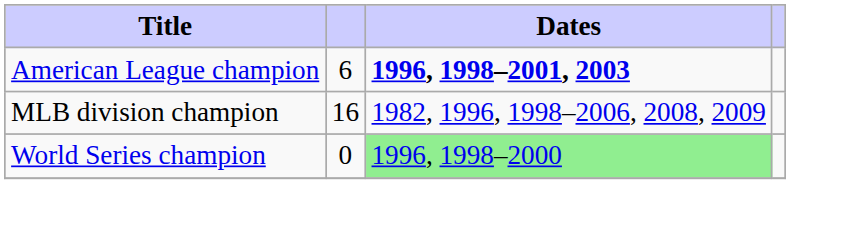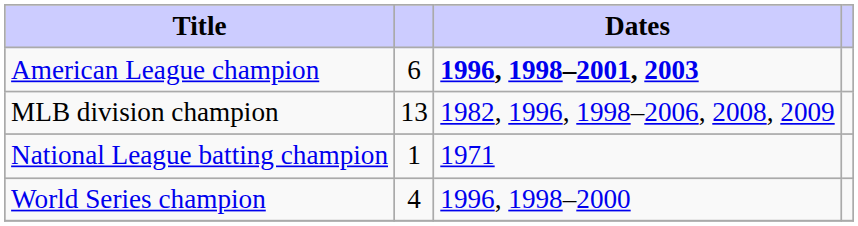(345, 112) 16 -> (414, 112) 13
+ row: (200, 155)
(345, 155) 0 -> (414, 198) 4
(467, 155) lightgreen background -> (535, 198) no background
